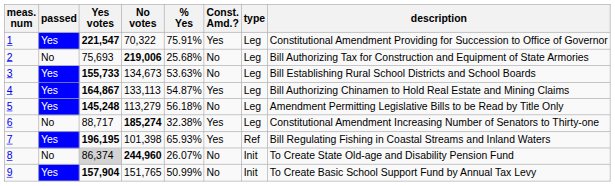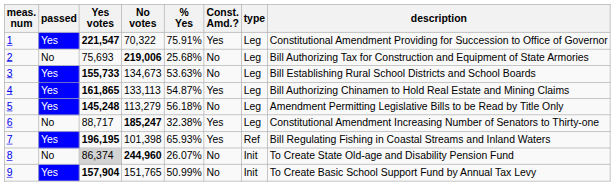(100, 90) 164,867 -> (100, 90) 161,865
(143, 123) 185,274 -> (143, 123) 185,247
